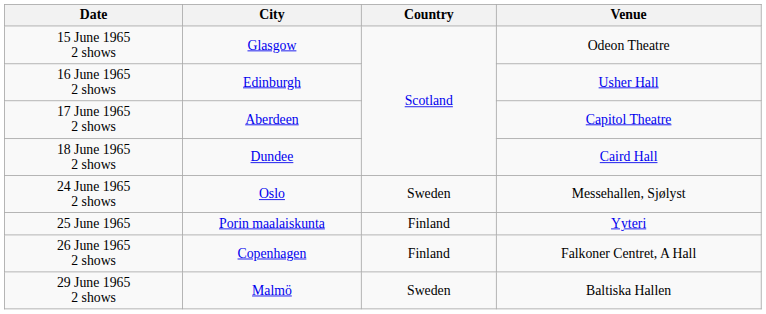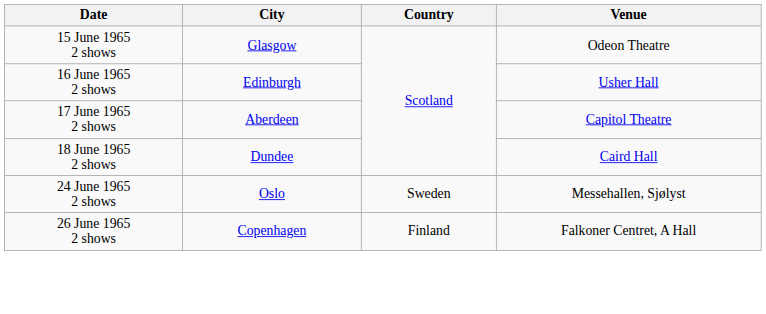- row: (94, 223)
- row: (94, 290)
